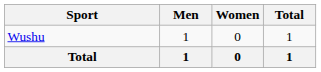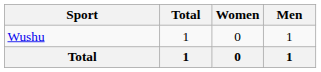columns swapped: (186, 15) <-> (289, 15)
